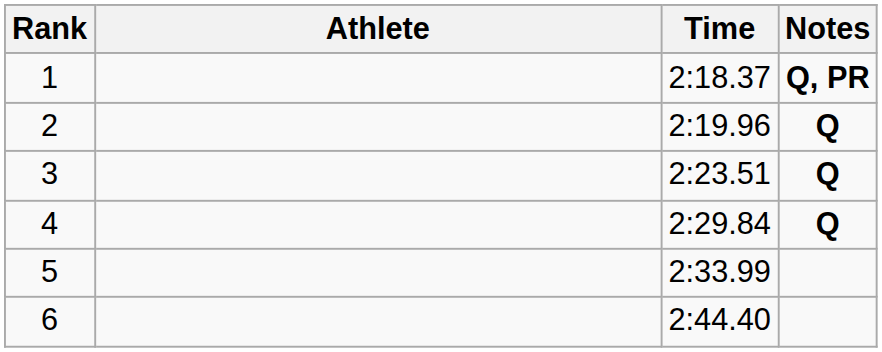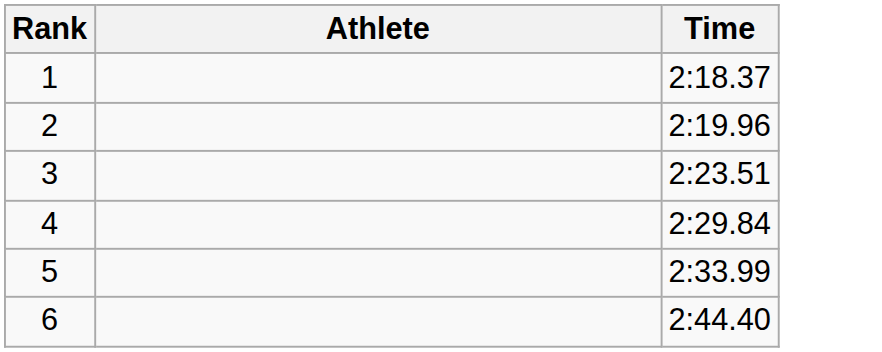- column: (828, 28)
